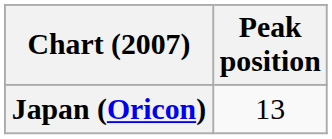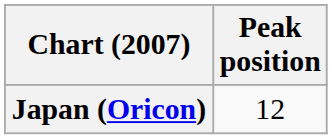(270, 108) 13 -> (270, 108) 12
